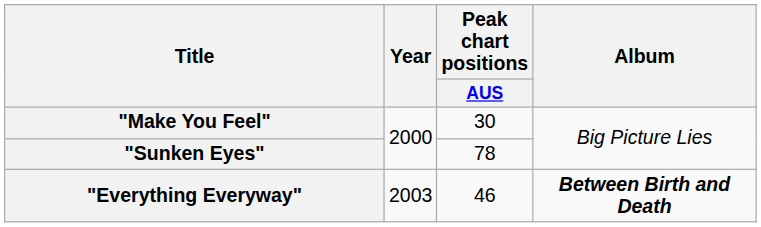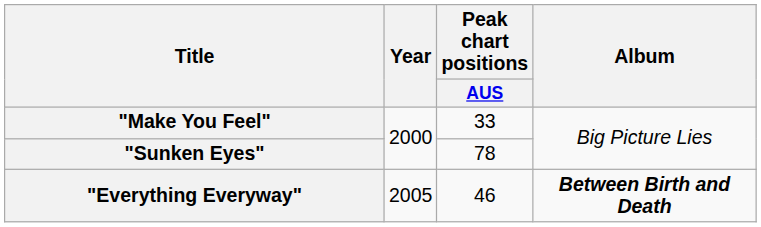(485, 122) 30 -> (485, 122) 33
(411, 195) 2003 -> (411, 195) 2005
